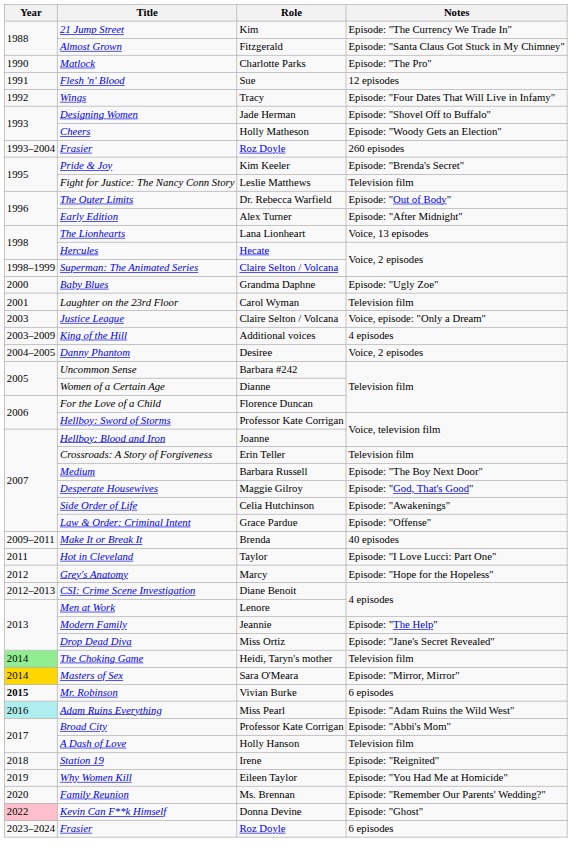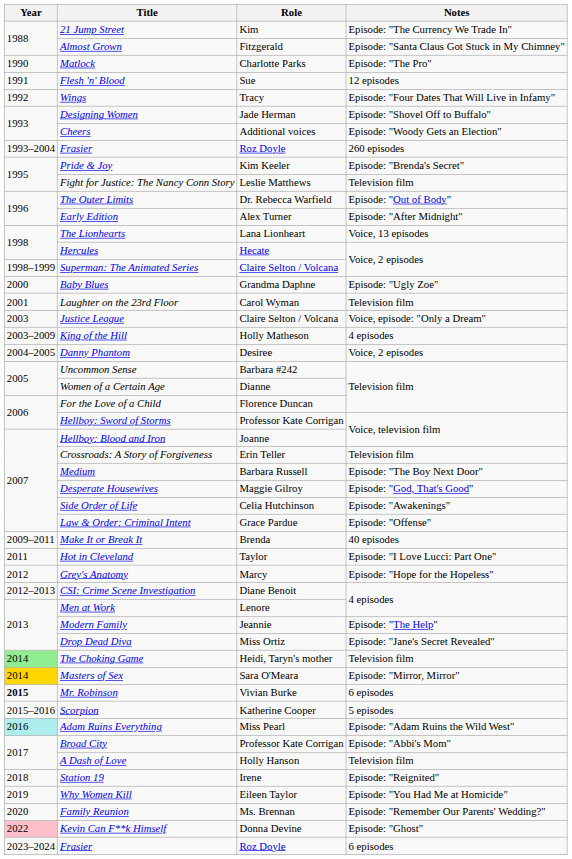(274, 132) Holly Matheson -> (277, 132) Additional voices
(277, 336) Additional voices -> (274, 336) Holly Matheson
+ row: (79, 710)
